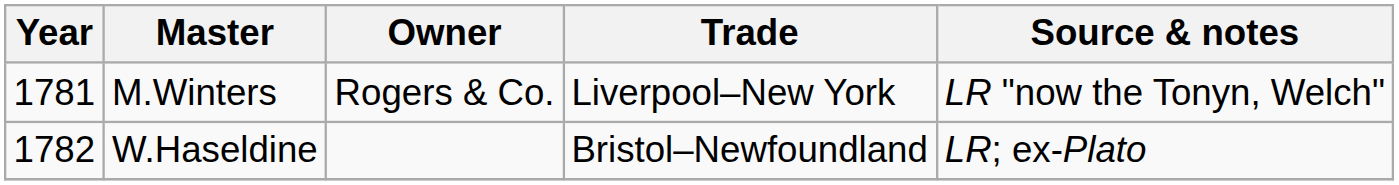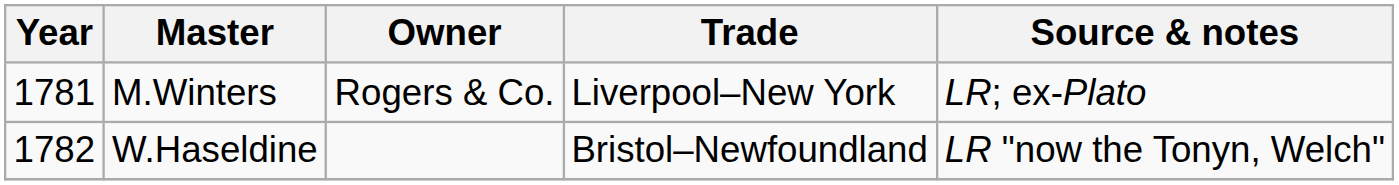(1165, 91) LR "now the Tonyn, Welch" -> (1046, 91) LR; ex-Plato
(1046, 149) LR; ex-Plato -> (1165, 149) LR "now the Tonyn, Welch"
